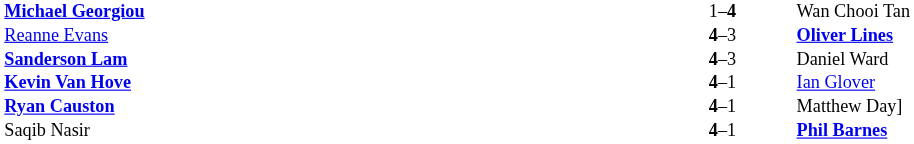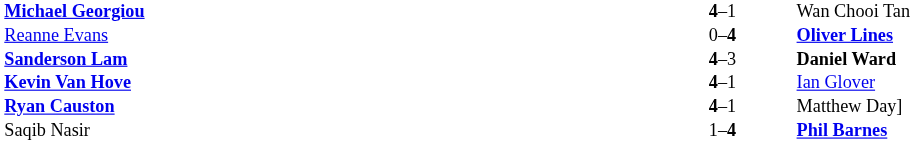(722, 10) 1–4 -> (722, 10) 4–1
(722, 34) 4–3 -> (722, 34) 0–4
(843, 58) normal -> (846, 58) bold
(722, 130) 4–1 -> (722, 130) 1–4
